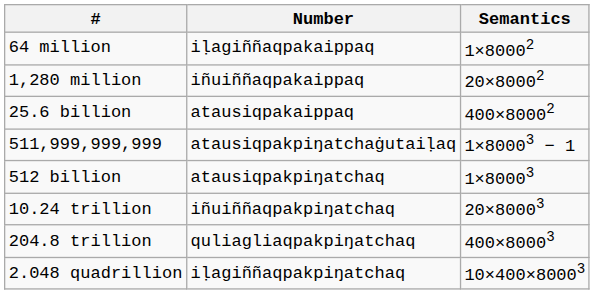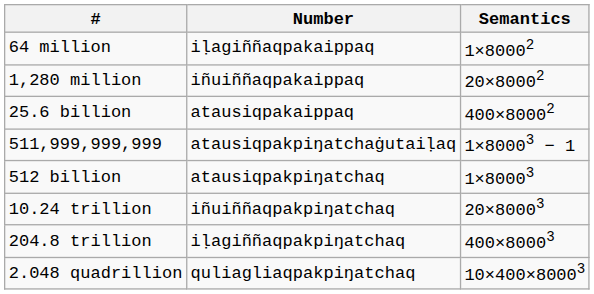(303, 241) quliagliaqpakpiŋatchaq -> (298, 241) iḷagiññaqpakpiŋatchaq
(298, 273) iḷagiññaqpakpiŋatchaq -> (303, 273) quliagliaqpakpiŋatchaq
